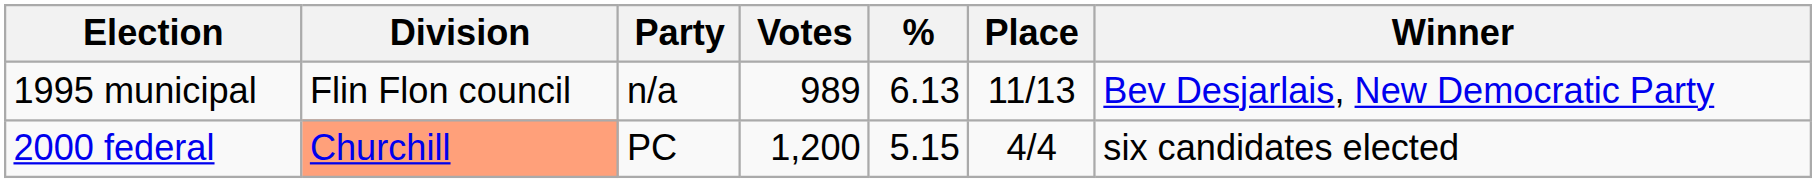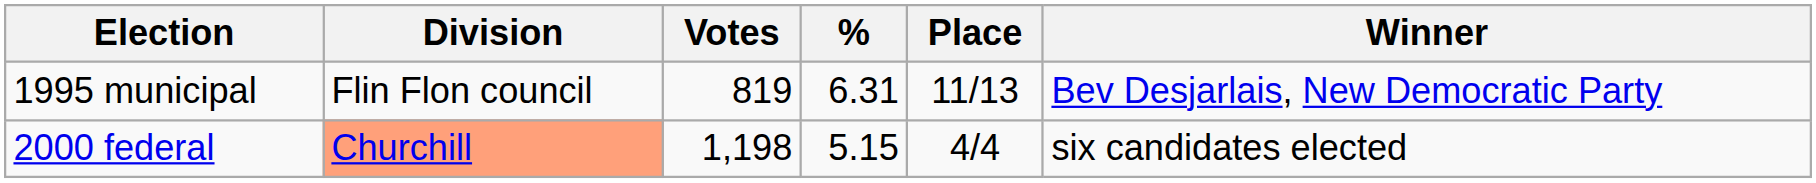- column: (680, 33)
(830, 90) 989 -> (762, 90) 819
(925, 90) 6.13 -> (864, 90) 6.31
(815, 147) 1,200 -> (747, 147) 1,198
